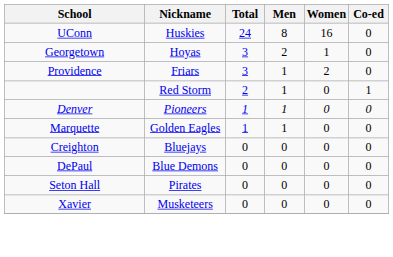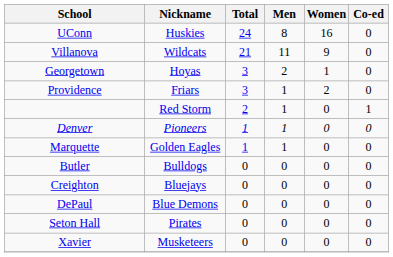+ row: (75, 52)
+ row: (75, 166)
